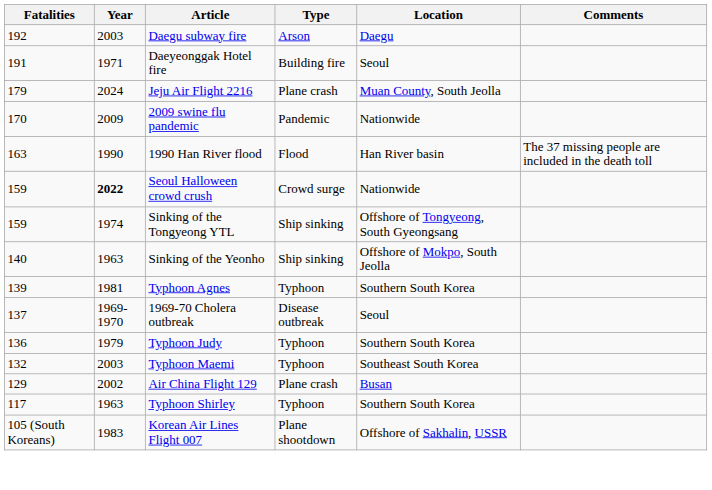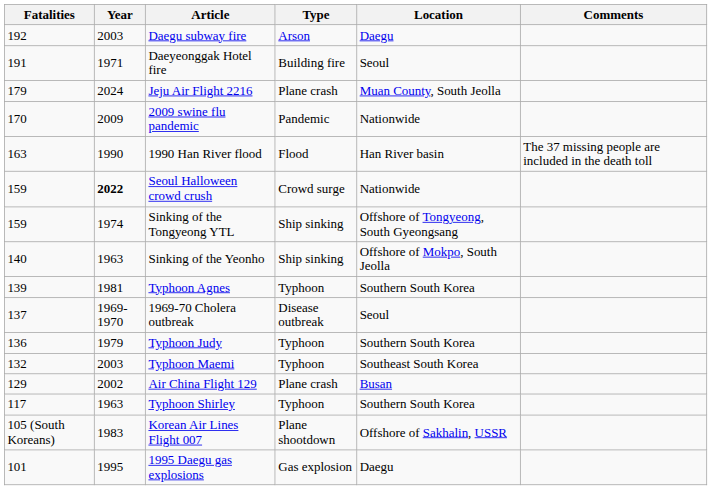+ row: (190, 467)
